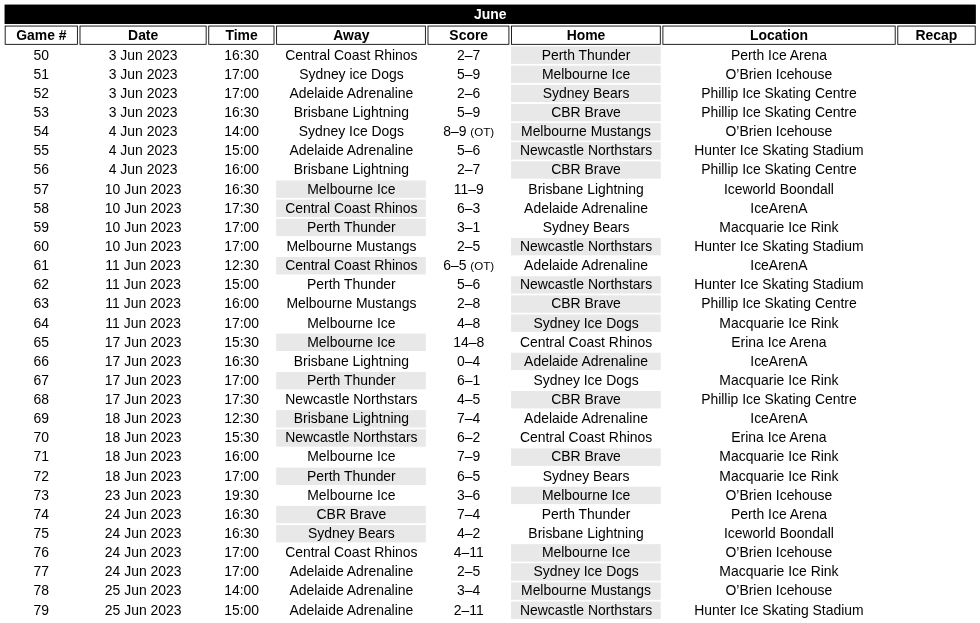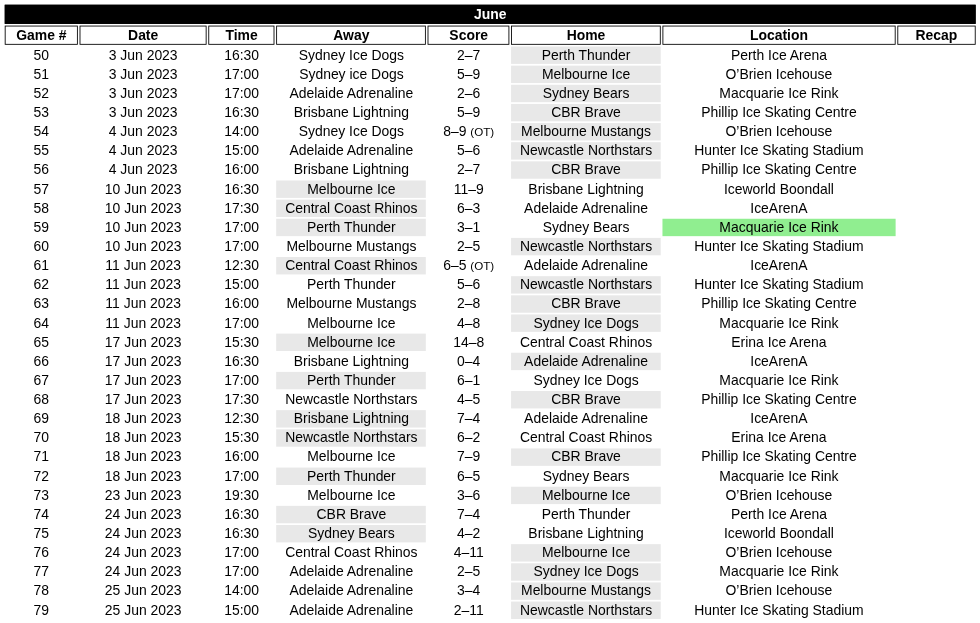(351, 55) Central Coast Rhinos -> (351, 55) Sydney Ice Dogs
(779, 93) Phillip Ice Skating Centre -> (779, 93) Macquarie Ice Rink
(779, 227) no background -> (779, 227) lightgreen background
(779, 457) Macquarie Ice Rink -> (779, 457) Phillip Ice Skating Centre
